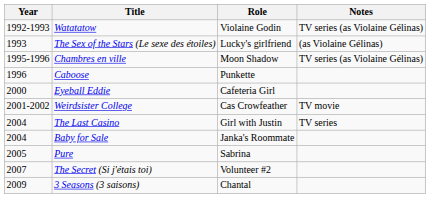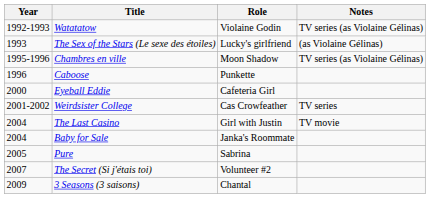(319, 106) TV movie -> (318, 106) TV series
(318, 122) TV series -> (319, 122) TV movie
